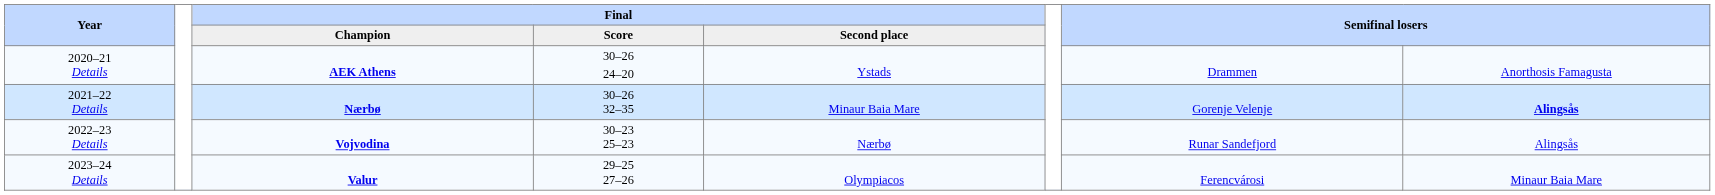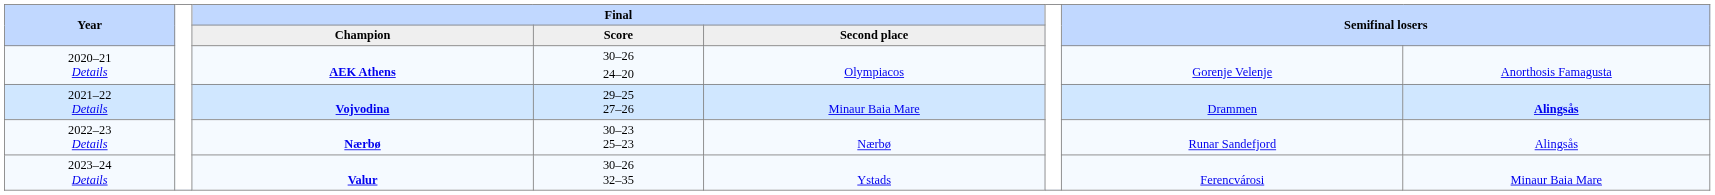(874, 72) Ystads -> (874, 72) Olympiacos
(1232, 72) Drammen -> (1232, 72) Gorenje Velenje
(363, 109) Nærbø -> (363, 109) Vojvodina
(618, 101) 30–26 32–35 -> (618, 101) 29–25 27–26
(1232, 109) Gorenje Velenje -> (1232, 109) Drammen
(363, 144) Vojvodina -> (363, 144) Nærbø
(618, 172) 29–25 27–26 -> (618, 172) 30–26 32–35
(874, 179) Olympiacos -> (874, 179) Ystads
